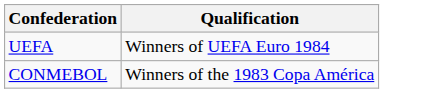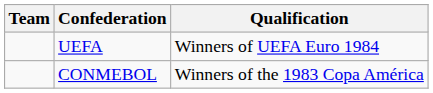+ column: (29, 18)
